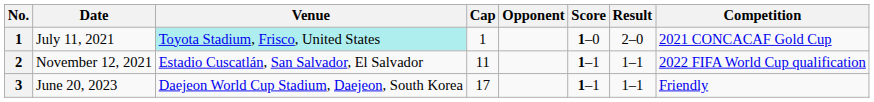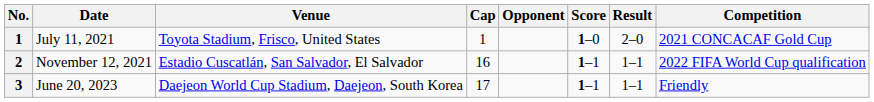(269, 39) paleturquoise background -> (269, 39) no background
(483, 62) 11 -> (483, 62) 16
